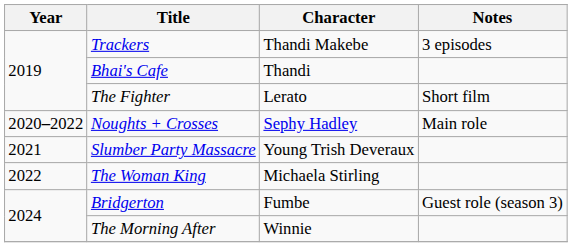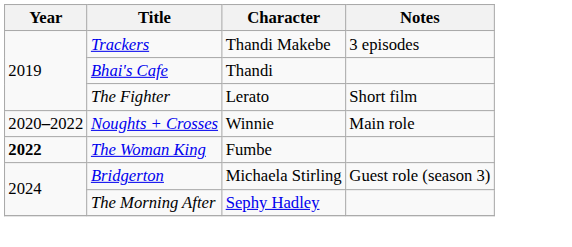(310, 123) Sephy Hadley -> (250, 123) Winnie
- row: (173, 149)
(25, 176) normal -> (25, 149) bold
(321, 176) Michaela Stirling -> (249, 149) Fumbe
(287, 202) Fumbe -> (284, 176) Michaela Stirling
(288, 228) Winnie -> (273, 202) Sephy Hadley
